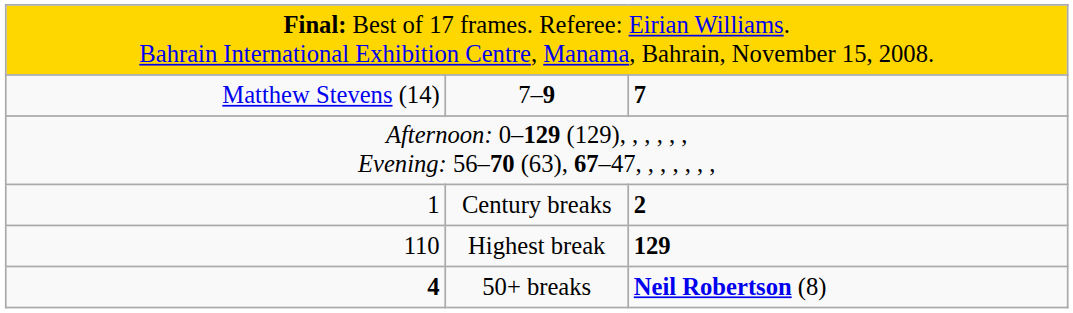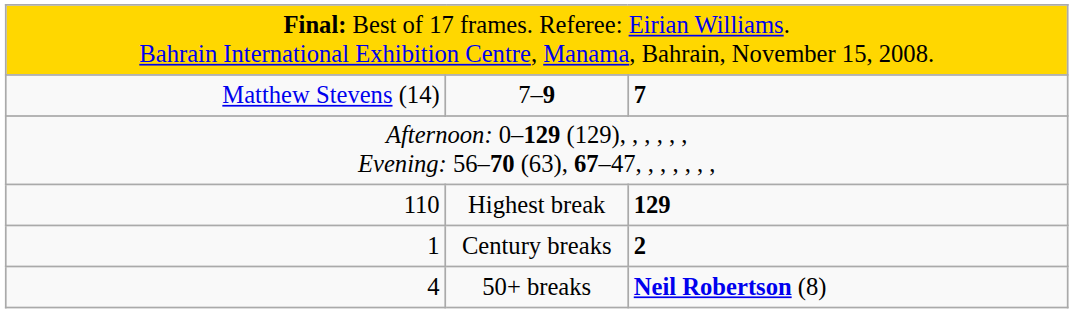rows swapped: (537, 245) <-> (537, 205)
(434, 286) bold -> (434, 286) normal
